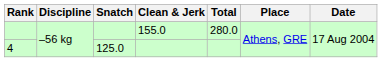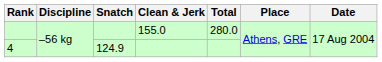(110, 48) 125.0 -> (110, 48) 124.9
